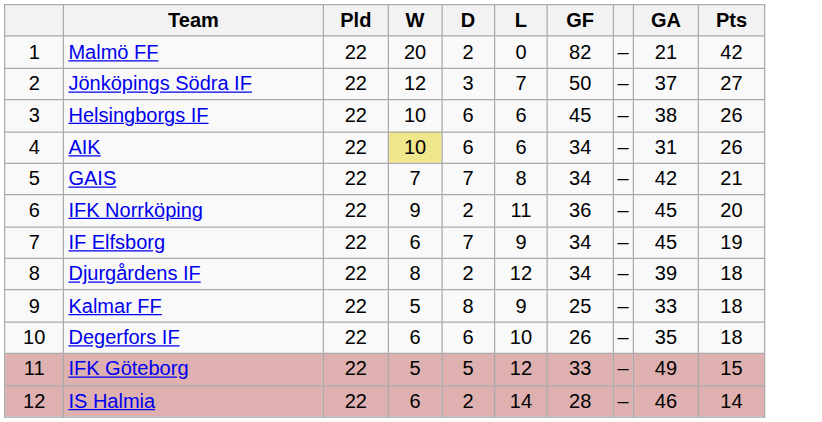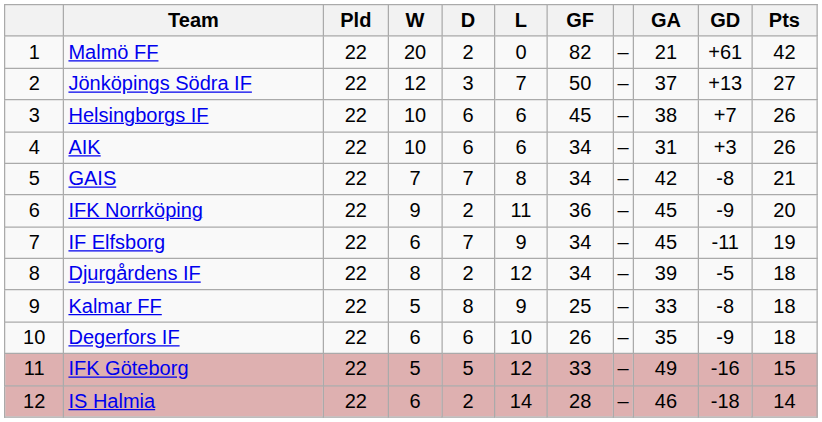+ column: (725, 20)
(415, 147) khaki background -> (415, 147) no background
